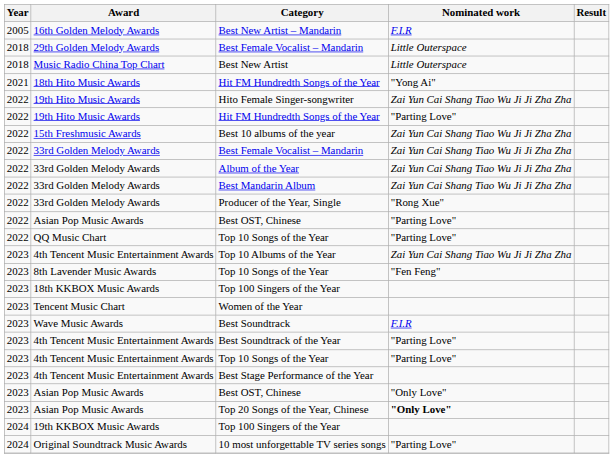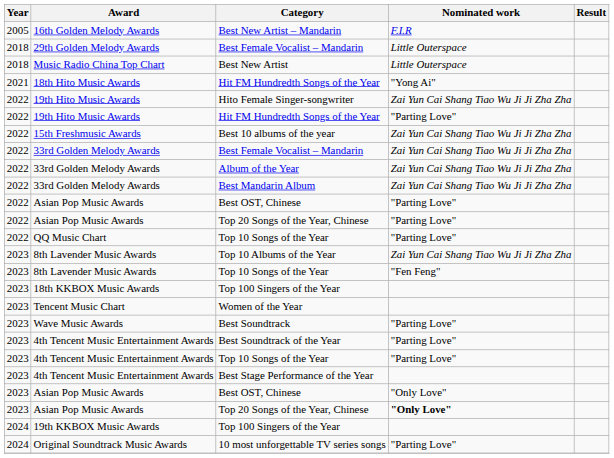- row: (18, 202)
+ row: (18, 220)
(124, 254) 4th Tencent Music Entertainment Awards -> (95, 254) 8th Lavender Music Awards
(401, 323) F.I.R -> (423, 323) "Parting Love"
